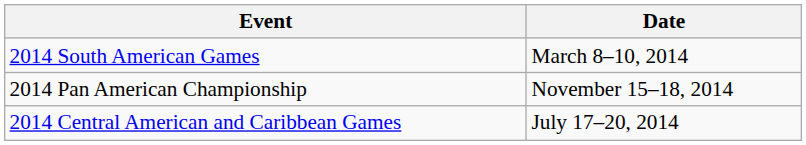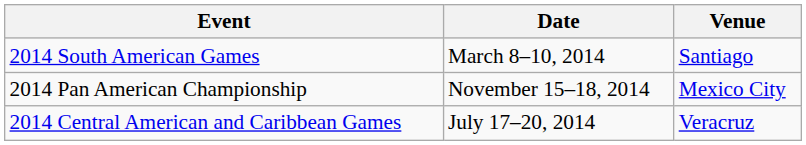+ column: (738, 21)
